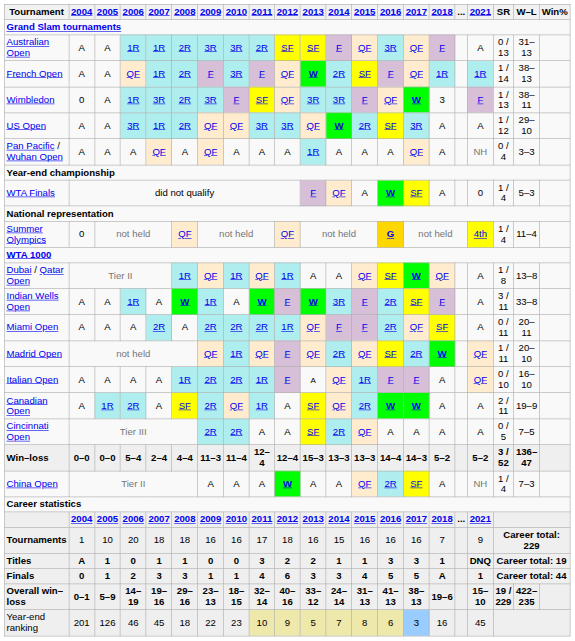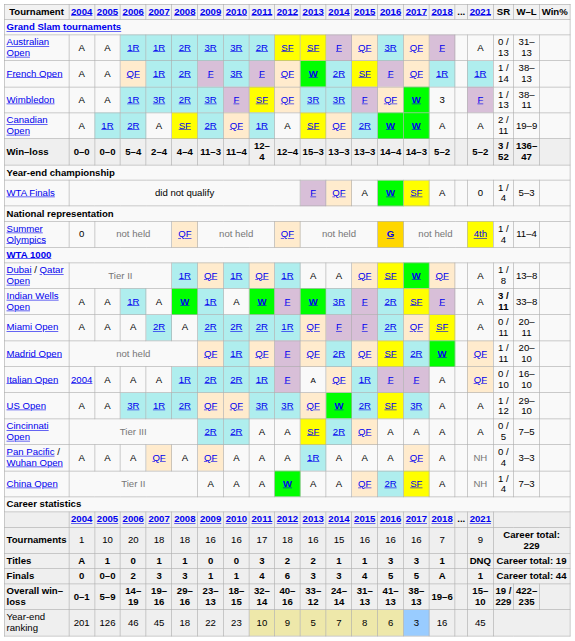(82, 100) 0 -> (82, 100) A
rows swapped: (26, 126) <-> (27, 405)
rows swapped: (28, 457) <-> (35, 152)
(503, 301) normal -> (503, 301) bold
(82, 379) A -> (82, 379) 2004
(107, 576) 1 -> (107, 576) 0–0
